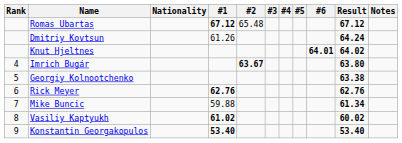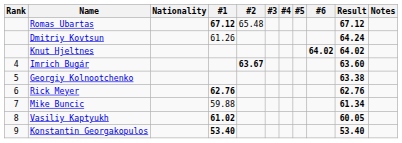(321, 51) 64.01 -> (321, 51) 64.02
(352, 64) 63.80 -> (352, 64) 63.60
(352, 118) 60.02 -> (352, 118) 60.05
